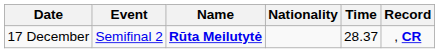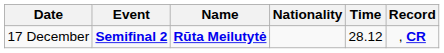(129, 36) normal -> (131, 36) bold
(361, 36) 28.37 -> (366, 36) 28.12
